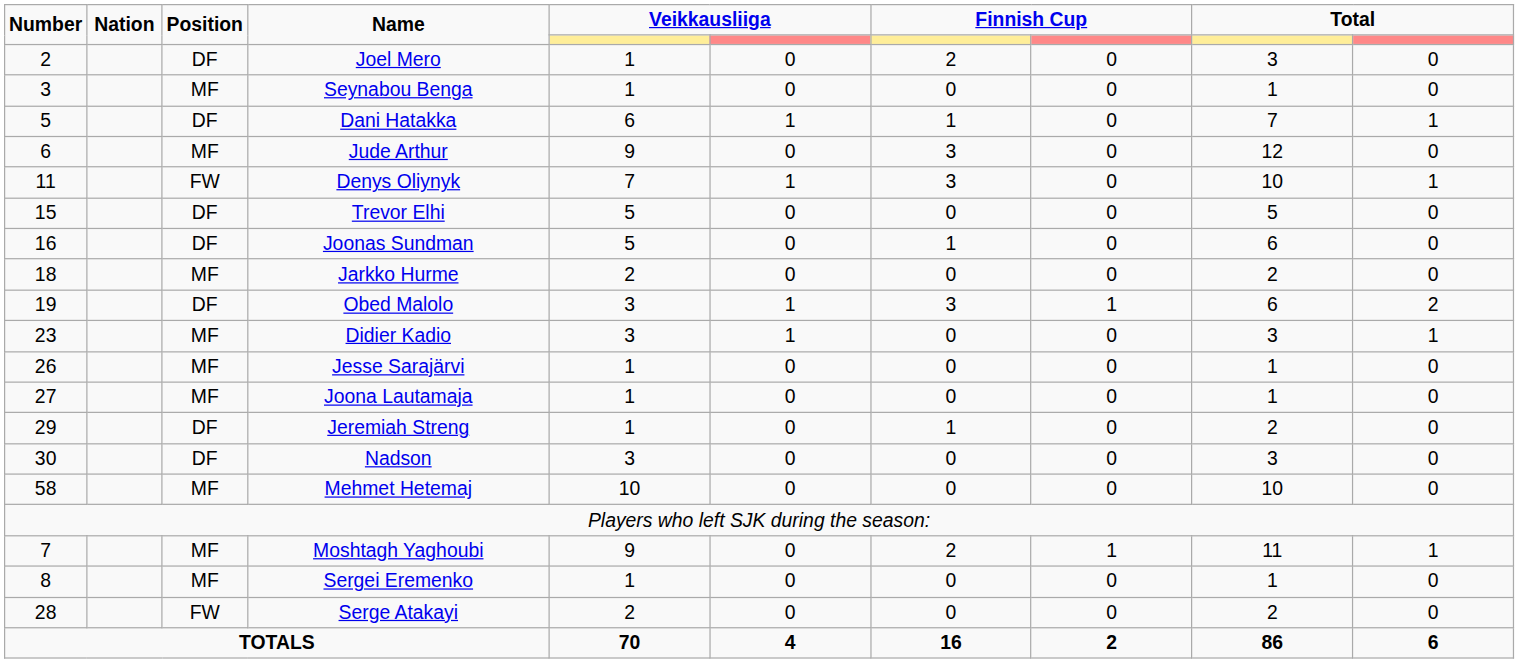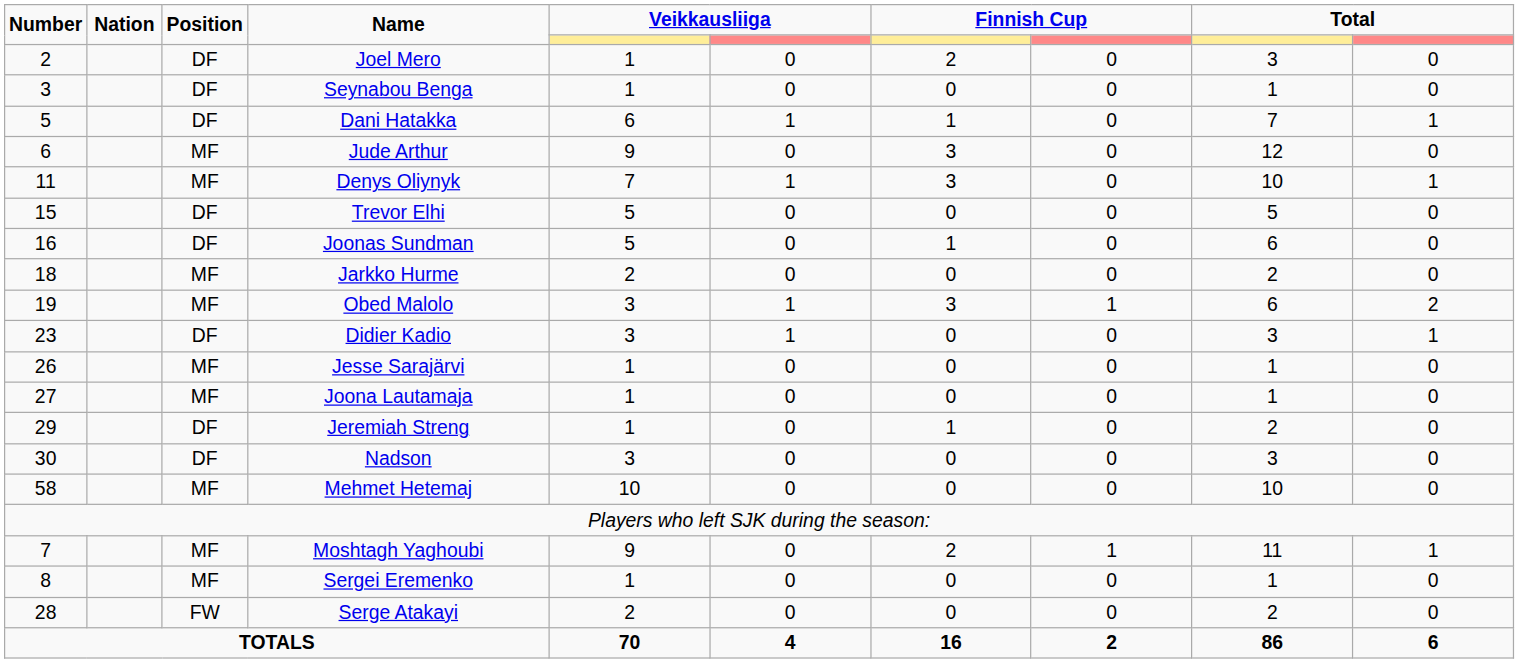(205, 90) MF -> (205, 90) DF
(205, 182) FW -> (205, 182) MF
(205, 305) DF -> (205, 305) MF
(205, 335) MF -> (205, 335) DF
